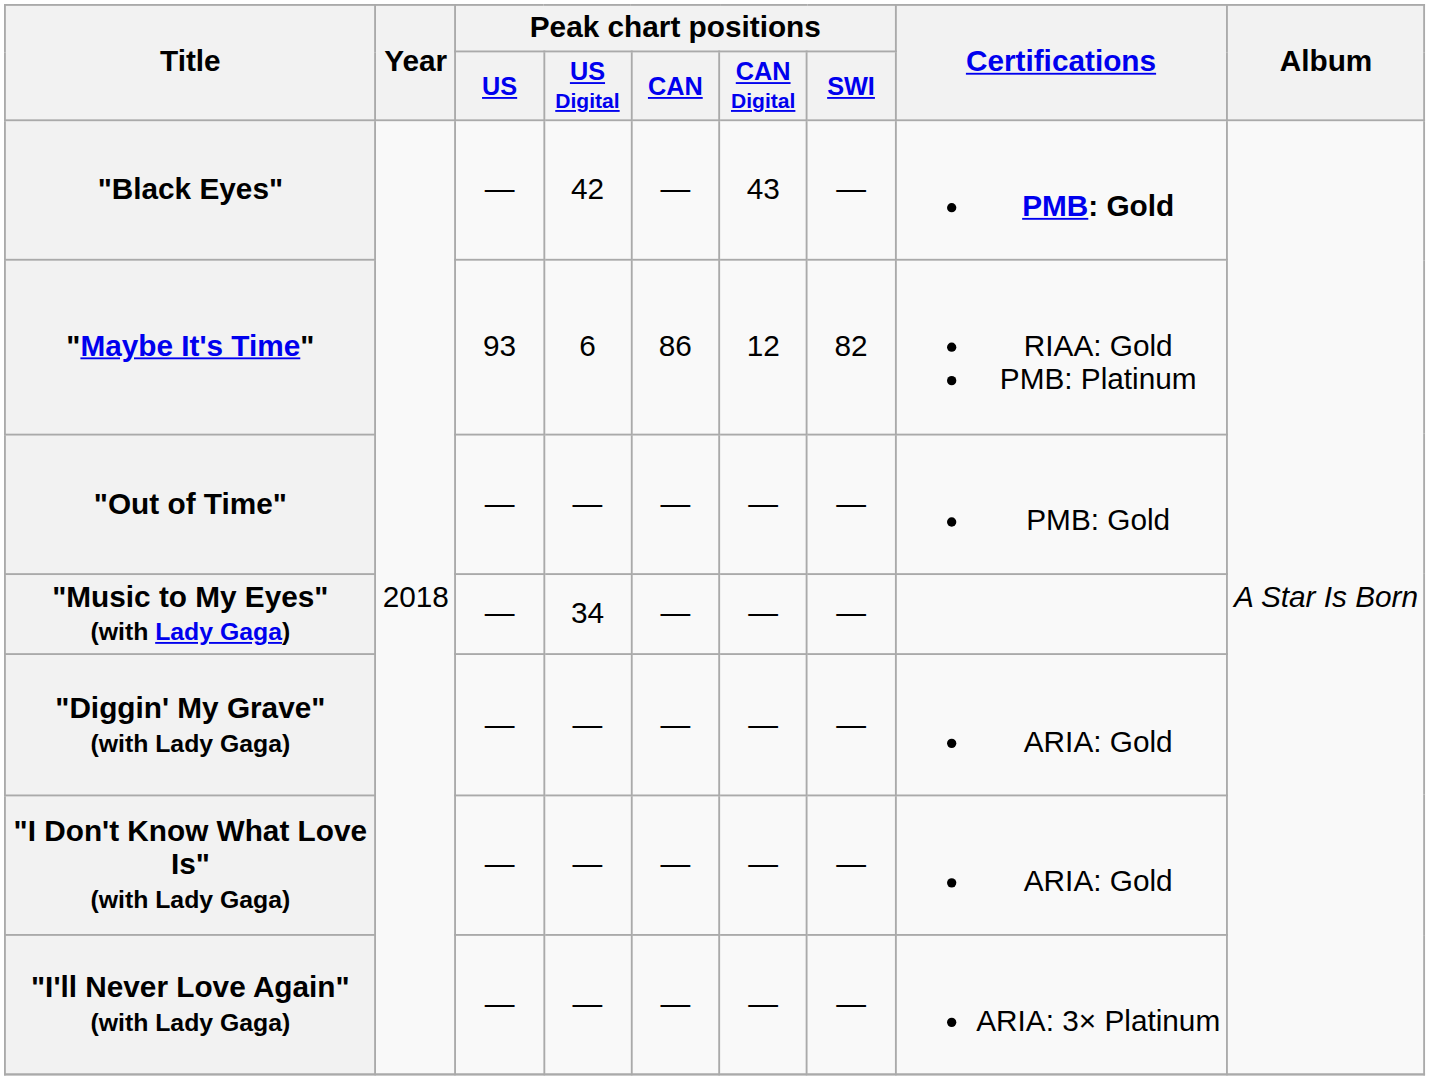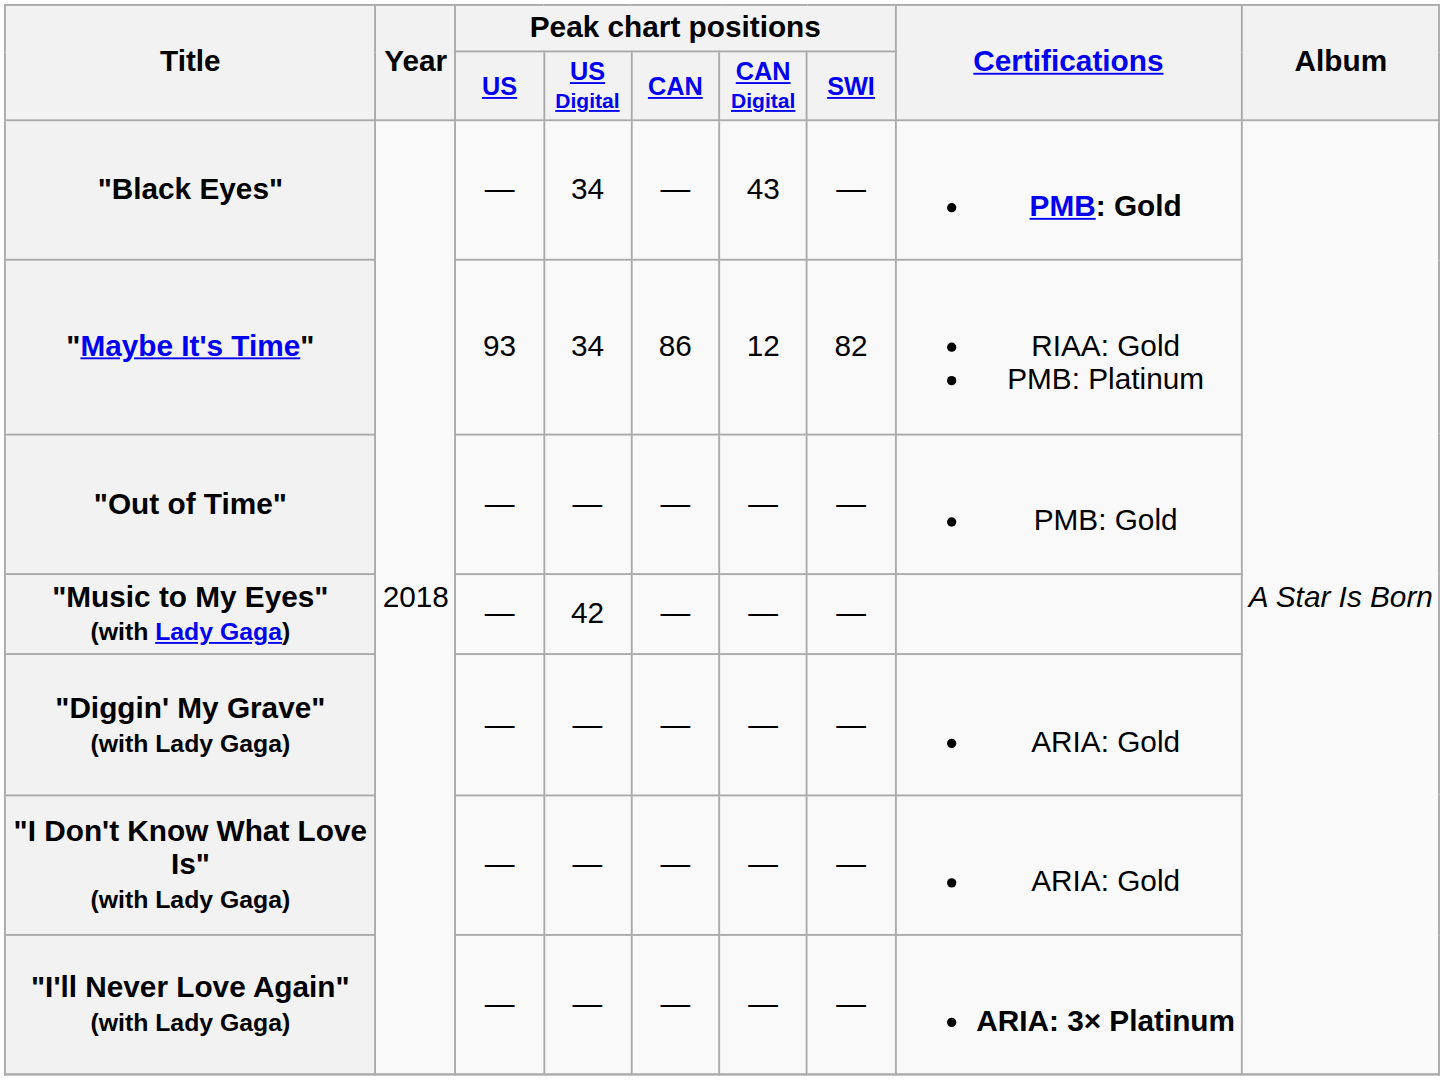(587, 189) 42 -> (587, 189) 34
(587, 346) 6 -> (587, 346) 34
(587, 613) 34 -> (587, 613) 42
(1061, 1022) normal -> (1068, 1022) bold
